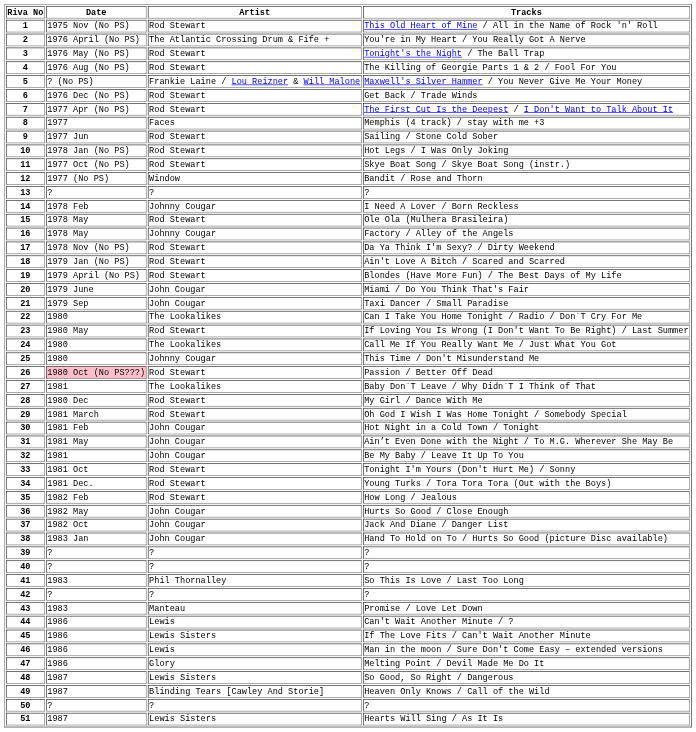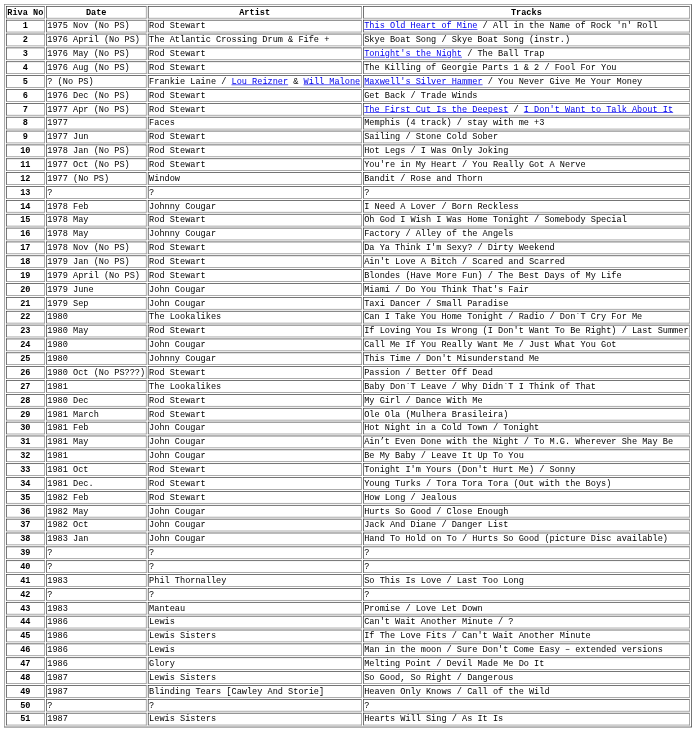(475, 40) You're in My Heart / You Really Got A Nerve -> (467, 40) Skye Boat Song / Skye Boat Song (instr.)
(467, 165) Skye Boat Song / Skye Boat Song (instr.) -> (475, 165) You're in My Heart / You Really Got A Nerve
(436, 220) Ole Ola (Mulhera Brasileira) -> (495, 220) Oh God I Wish I Was Home Tonight / Somebody Special
(185, 345) The Lookalikes -> (177, 345) John Cougar
(96, 373) pink background -> (96, 373) no background
(495, 414) Oh God I Wish I Was Home Tonight / Somebody Special -> (436, 414) Ole Ola (Mulhera Brasileira)
